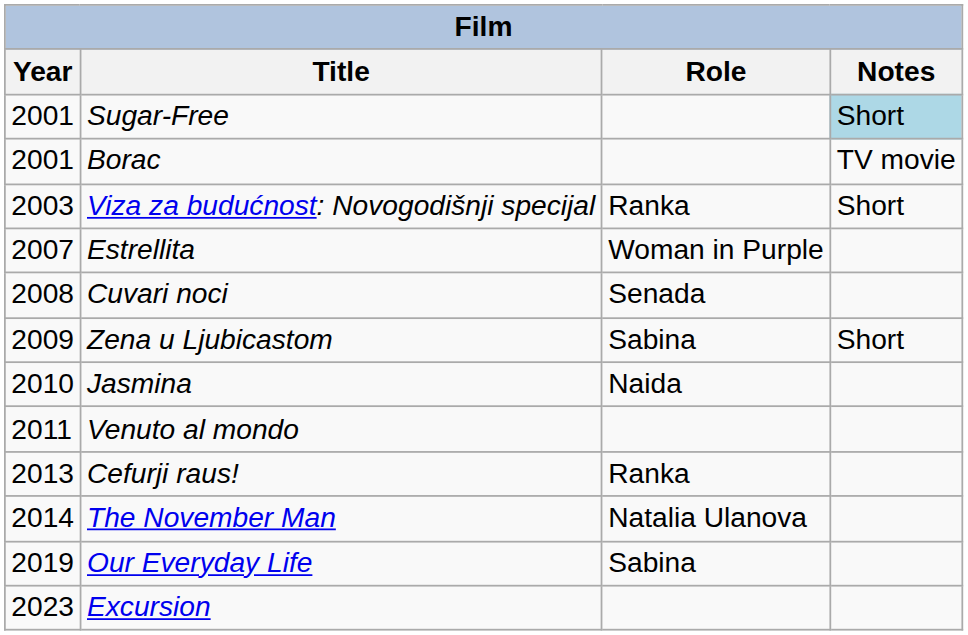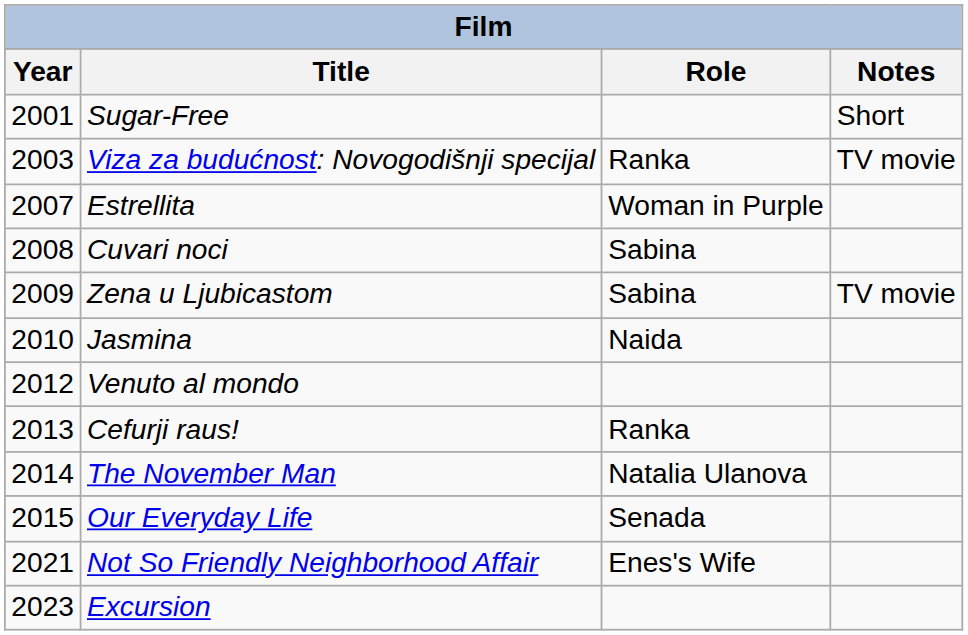(870, 116) lightblue background -> (870, 116) no background
- row: (124, 160)
(870, 205) Short -> (896, 160) TV movie
(657, 294) Senada -> (652, 250) Sabina
(870, 339) Short -> (896, 294) TV movie
(42, 428) 2011 -> (43, 384) 2012
(43, 562) 2019 -> (43, 518) 2015
(652, 562) Sabina -> (657, 518) Senada
+ row: (313, 562)
